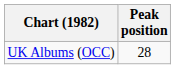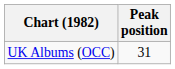(144, 52) 28 -> (144, 52) 31
